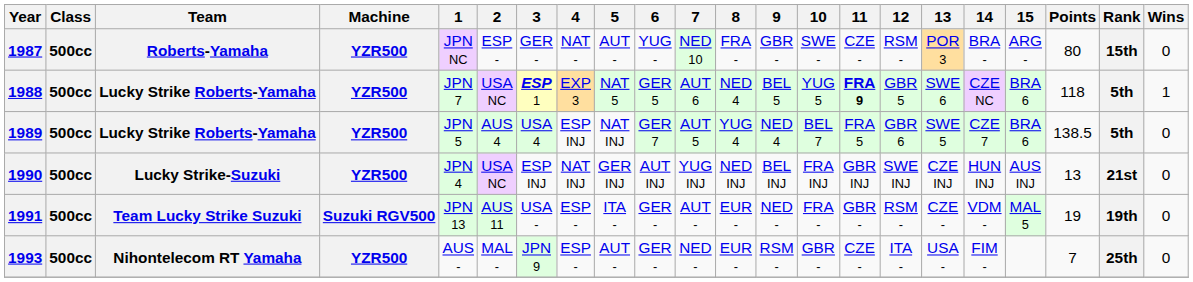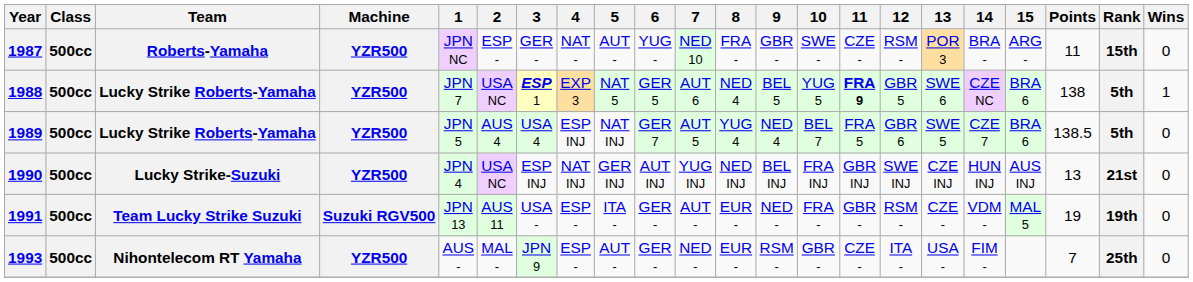(1073, 50) 80 -> (1073, 50) 11
(1073, 91) 118 -> (1073, 91) 138
